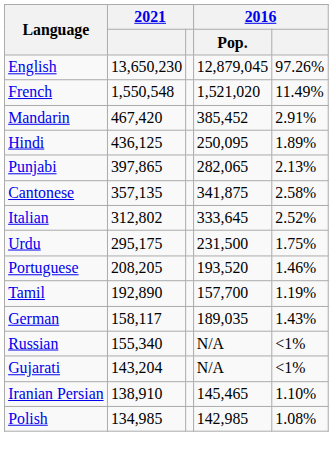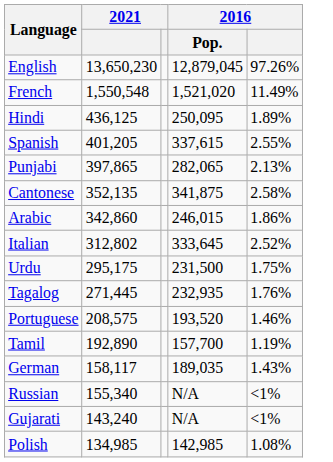- row: (39, 117)
+ row: (33, 142)
(137, 192) 357,135 -> (112, 192) 352,135
+ row: (30, 218)
+ row: (34, 293)
(137, 268) 208,205 -> (112, 318) 208,575
(137, 368) 143,204 -> (112, 419) 143,240
- row: (56, 393)
